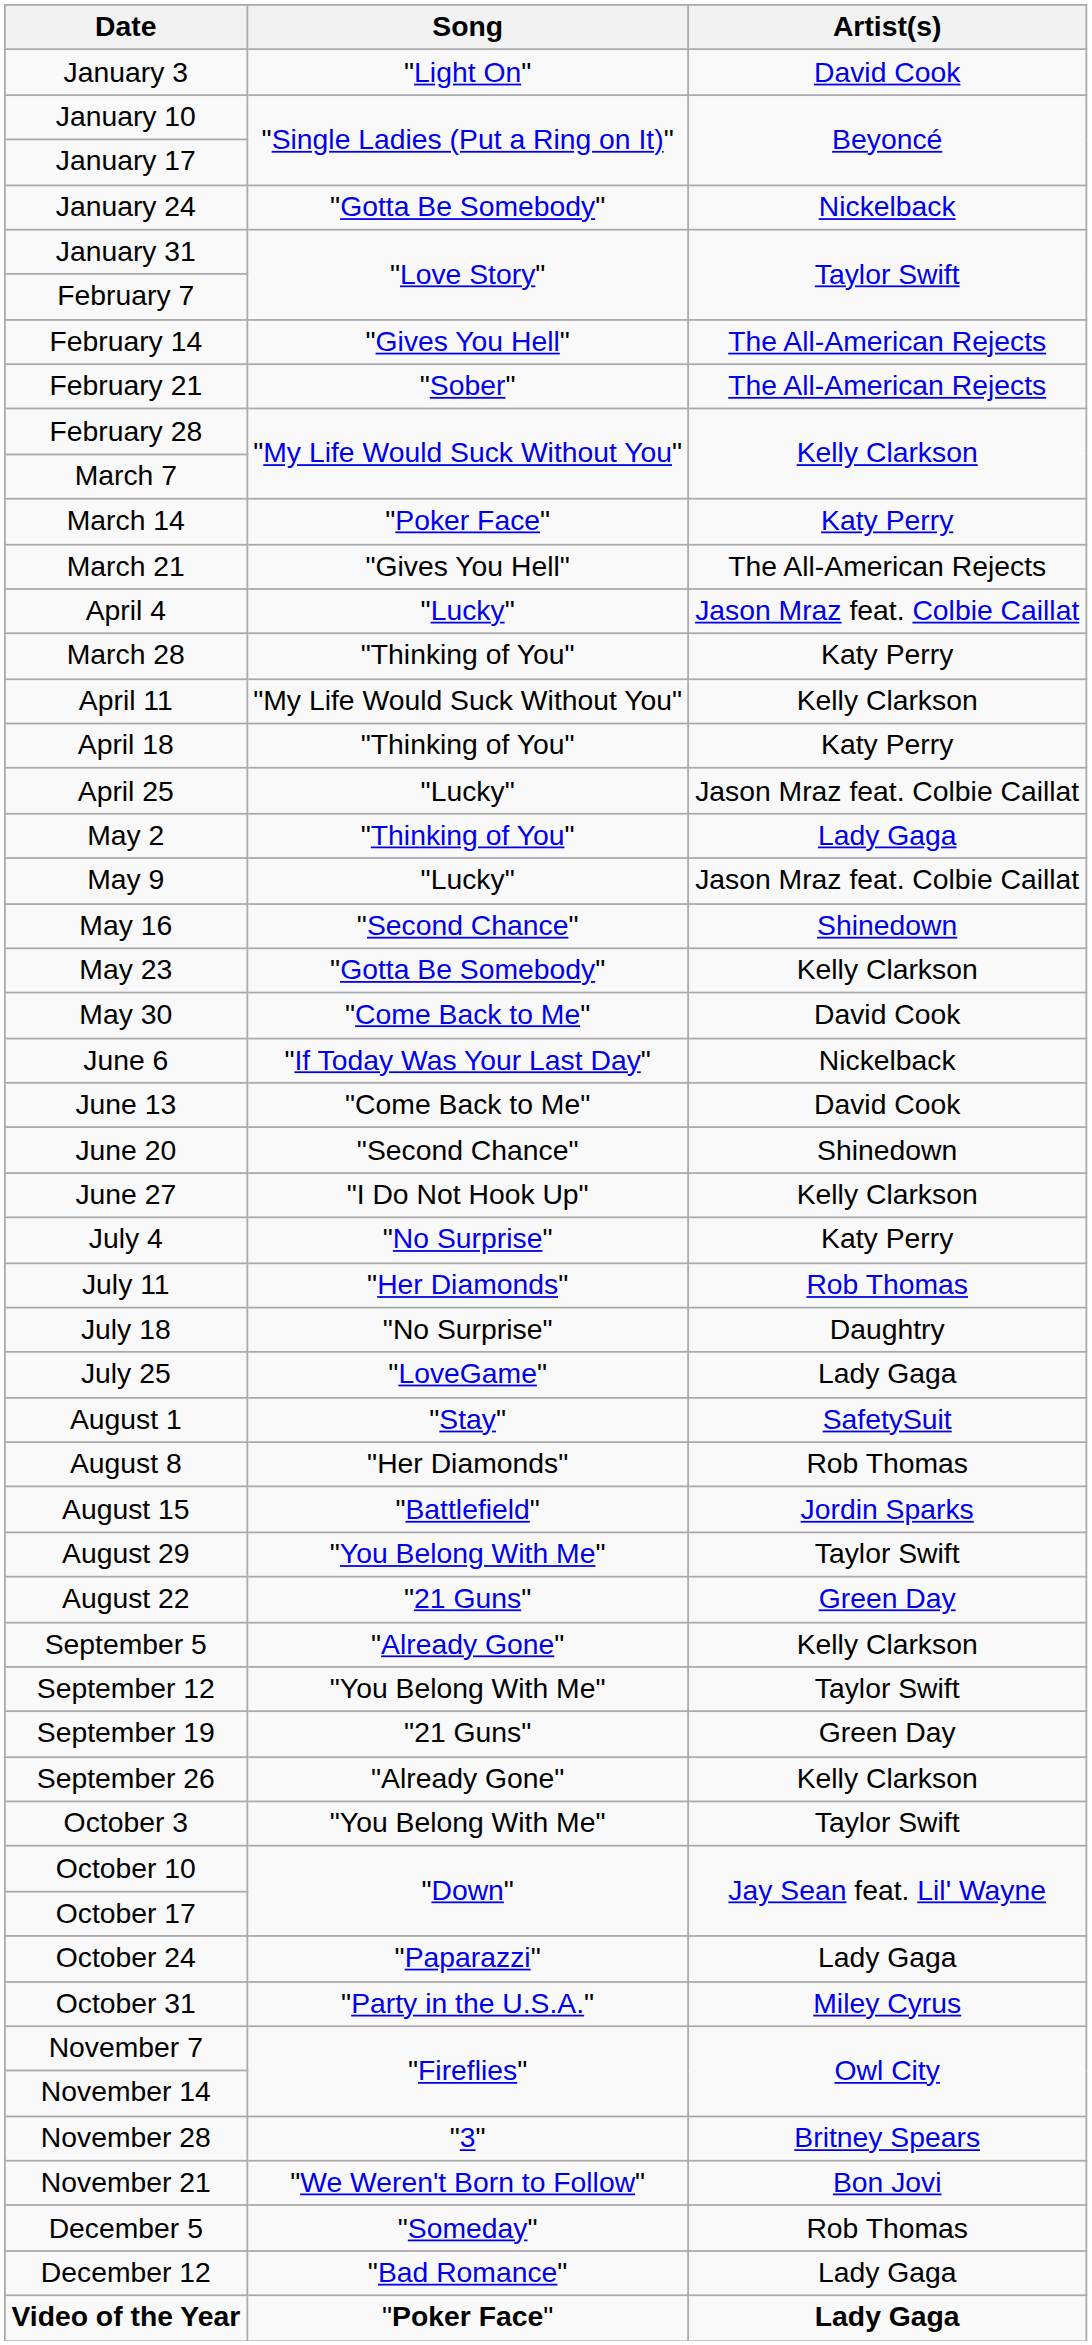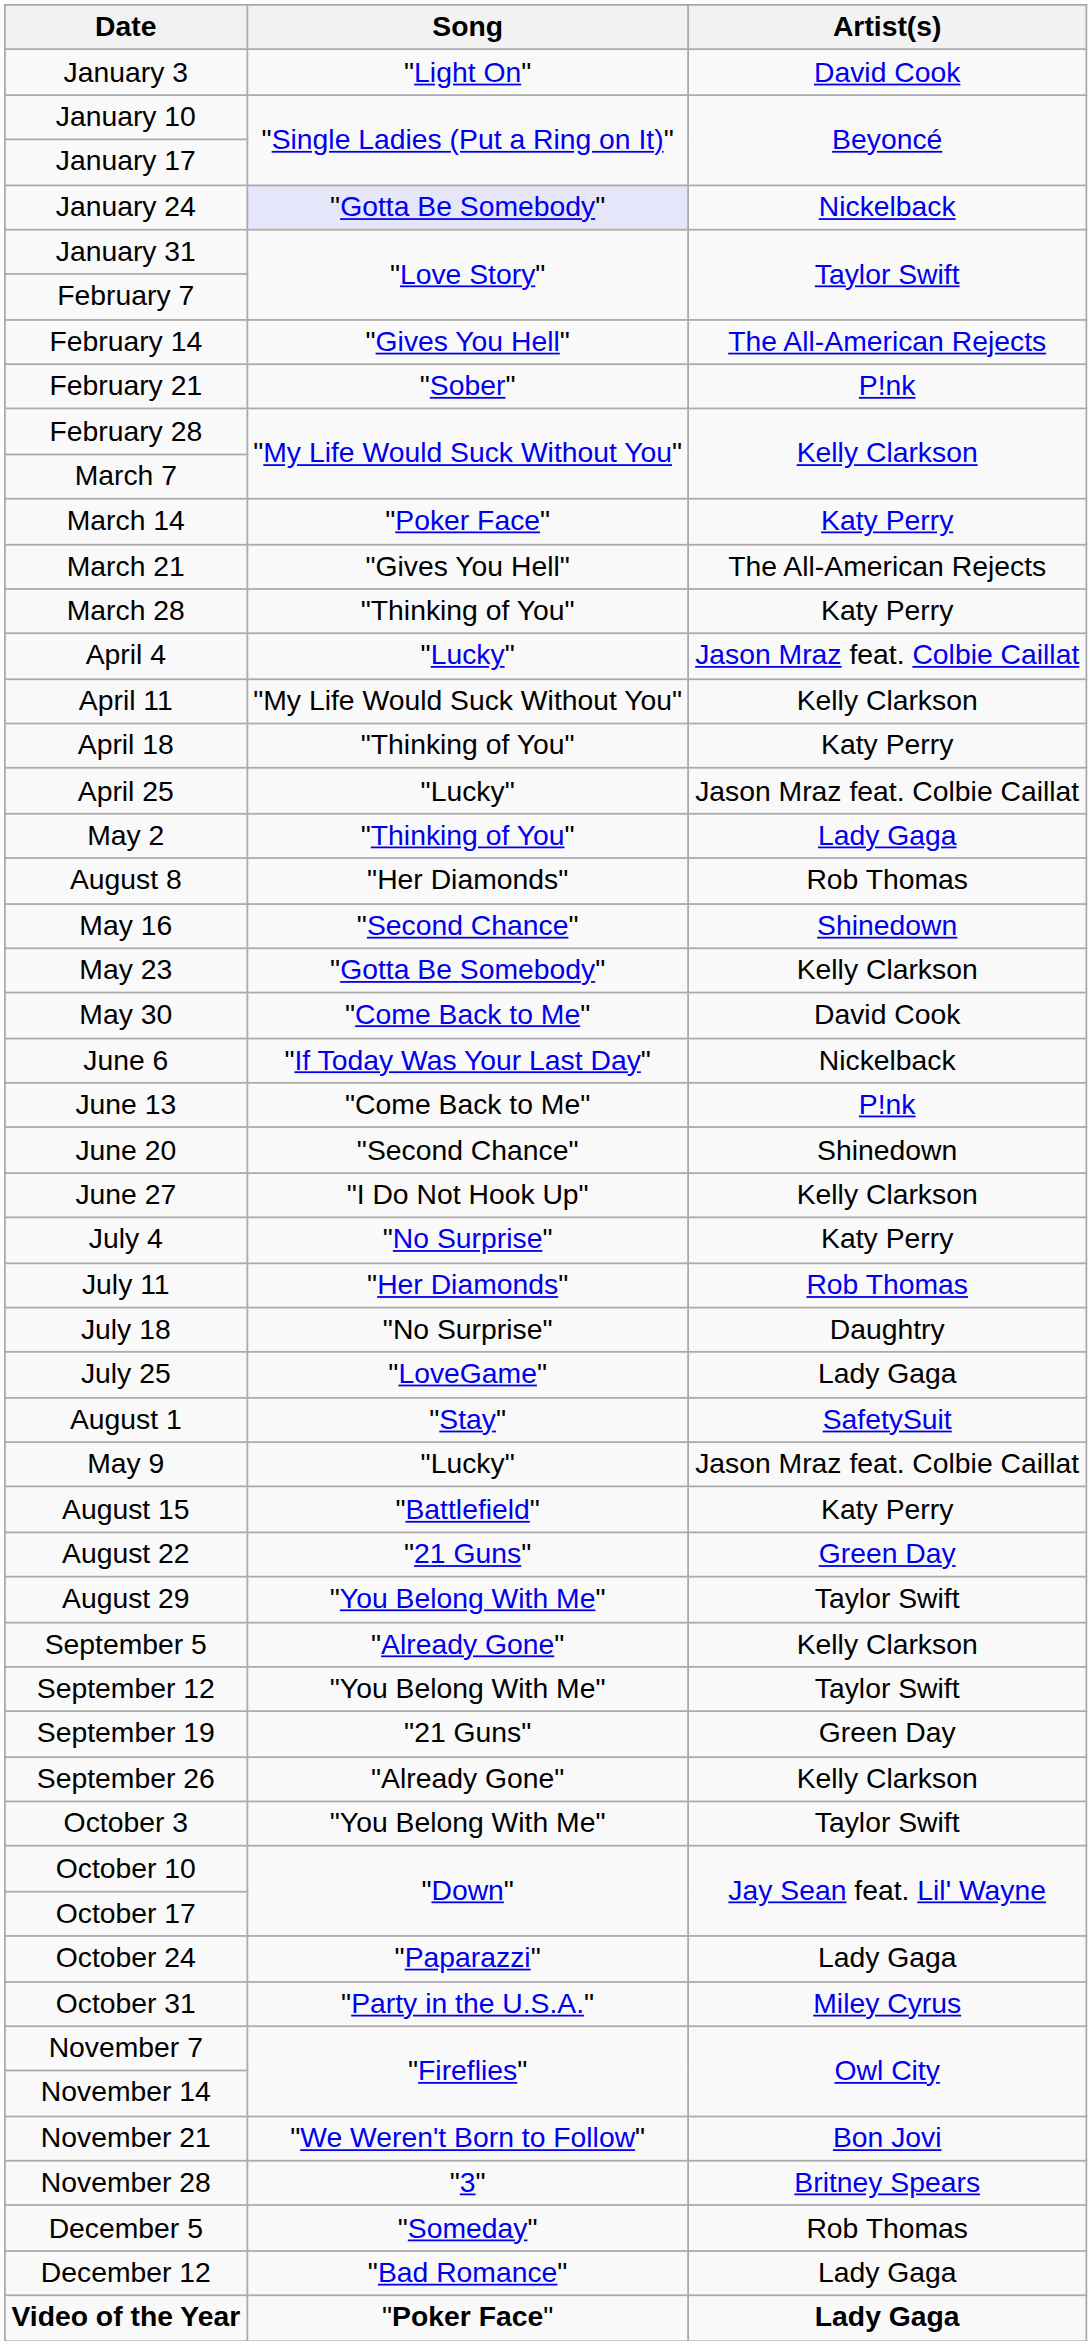(468, 206) no background -> (468, 206) lavender background
(887, 386) The All-American Rejects -> (887, 386) P!nk
rows swapped: (126, 655) <-> (126, 610)
rows swapped: (126, 880) <-> (126, 1464)
(887, 1104) David Cook -> (887, 1104) P!nk
(887, 1509) Jordin Sparks -> (887, 1509) Katy Perry
rows swapped: (126, 1598) <-> (126, 1554)
rows swapped: (126, 2182) <-> (126, 2137)
